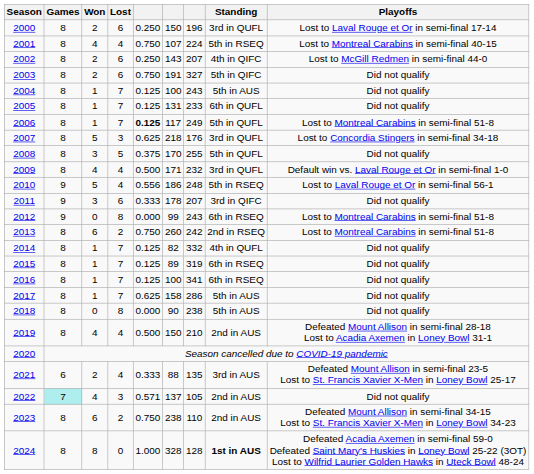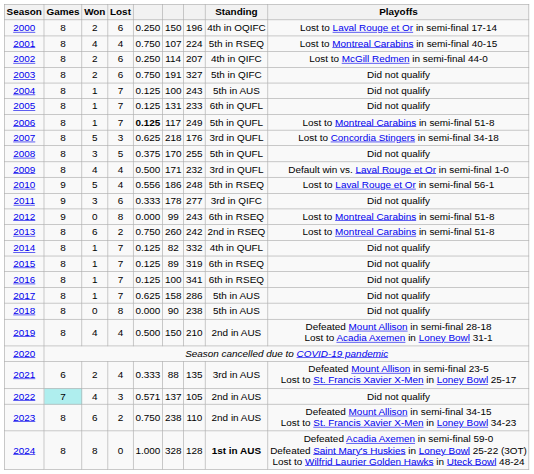(236, 28) 3rd in QUFL -> (236, 28) 4th in OQIFC
(173, 59) 143 -> (173, 59) 114
(194, 201) 207 -> (194, 201) 277
